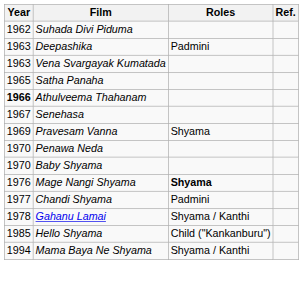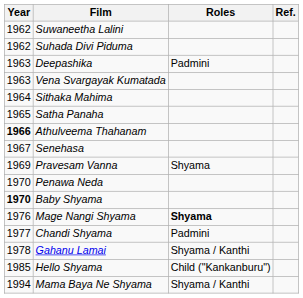+ row: (79, 30)
+ row: (74, 98)
(19, 166) normal -> (19, 200) bold
